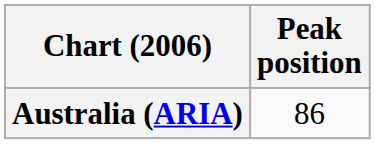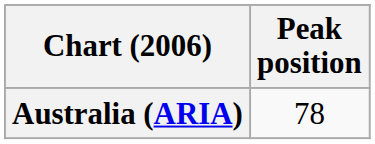(309, 112) 86 -> (309, 112) 78
